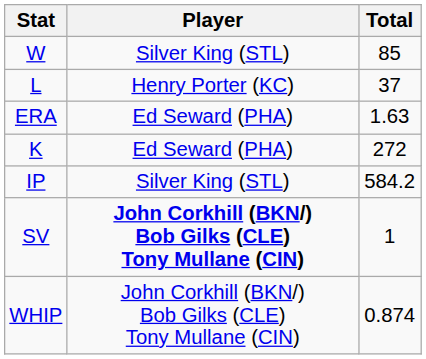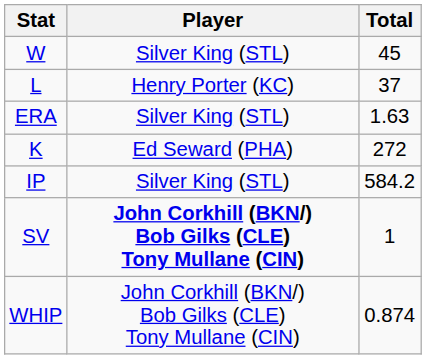(390, 52) 85 -> (390, 52) 45
(213, 117) Ed Seward (PHA) -> (213, 117) Silver King (STL)
